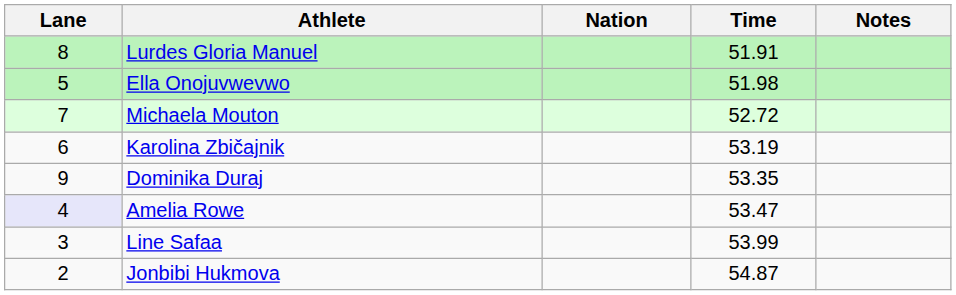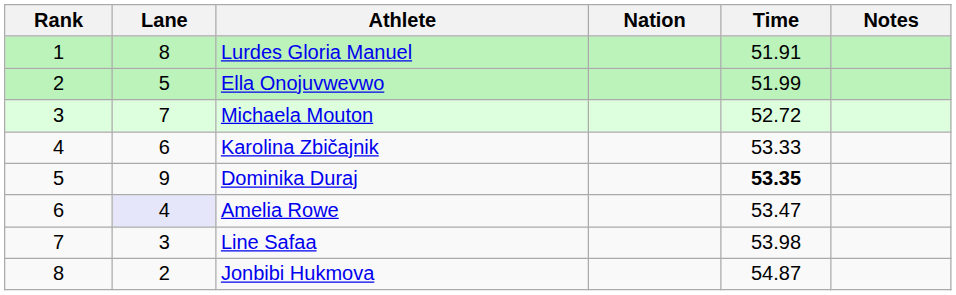+ column: (59, 20)
(753, 83) 51.98 -> (776, 83) 51.99
(753, 147) 53.19 -> (776, 147) 53.33
(753, 178) normal -> (776, 178) bold
(753, 242) 53.99 -> (776, 242) 53.98
